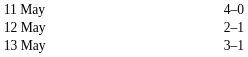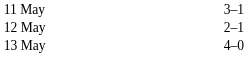(234, 9) 4–0 -> (234, 9) 3–1
(234, 45) 3–1 -> (234, 45) 4–0
